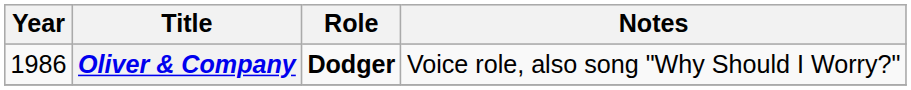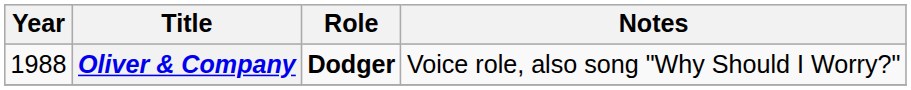(39, 64) 1986 -> (39, 64) 1988
